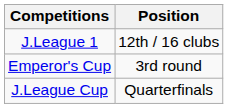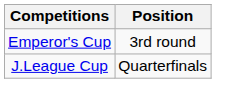- row: (60, 41)
